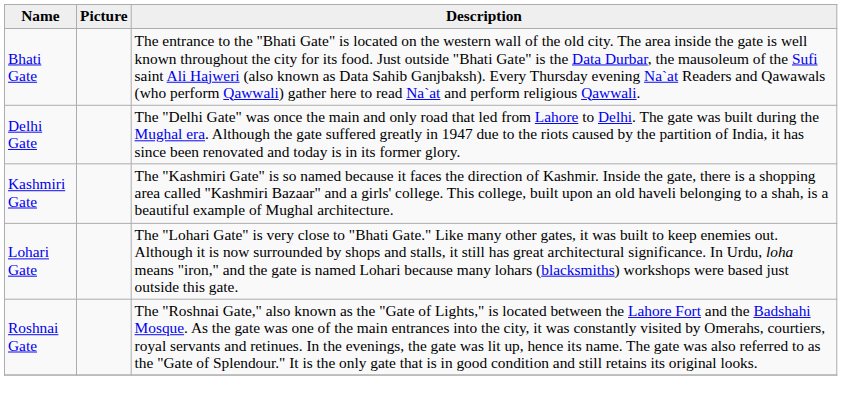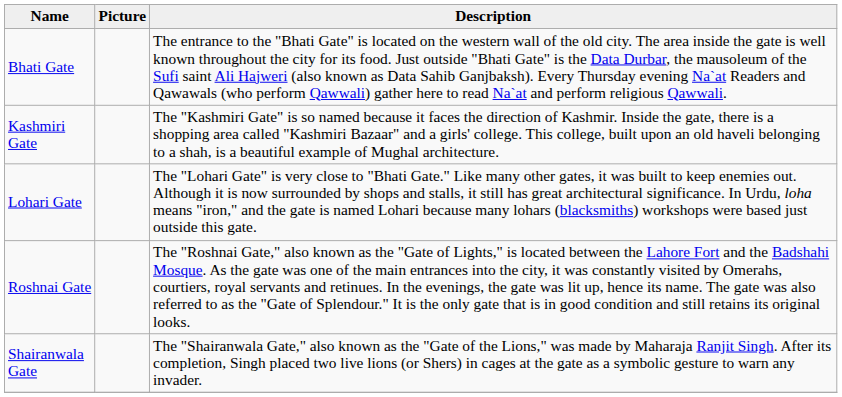- row: (25, 134)
+ row: (46, 363)
